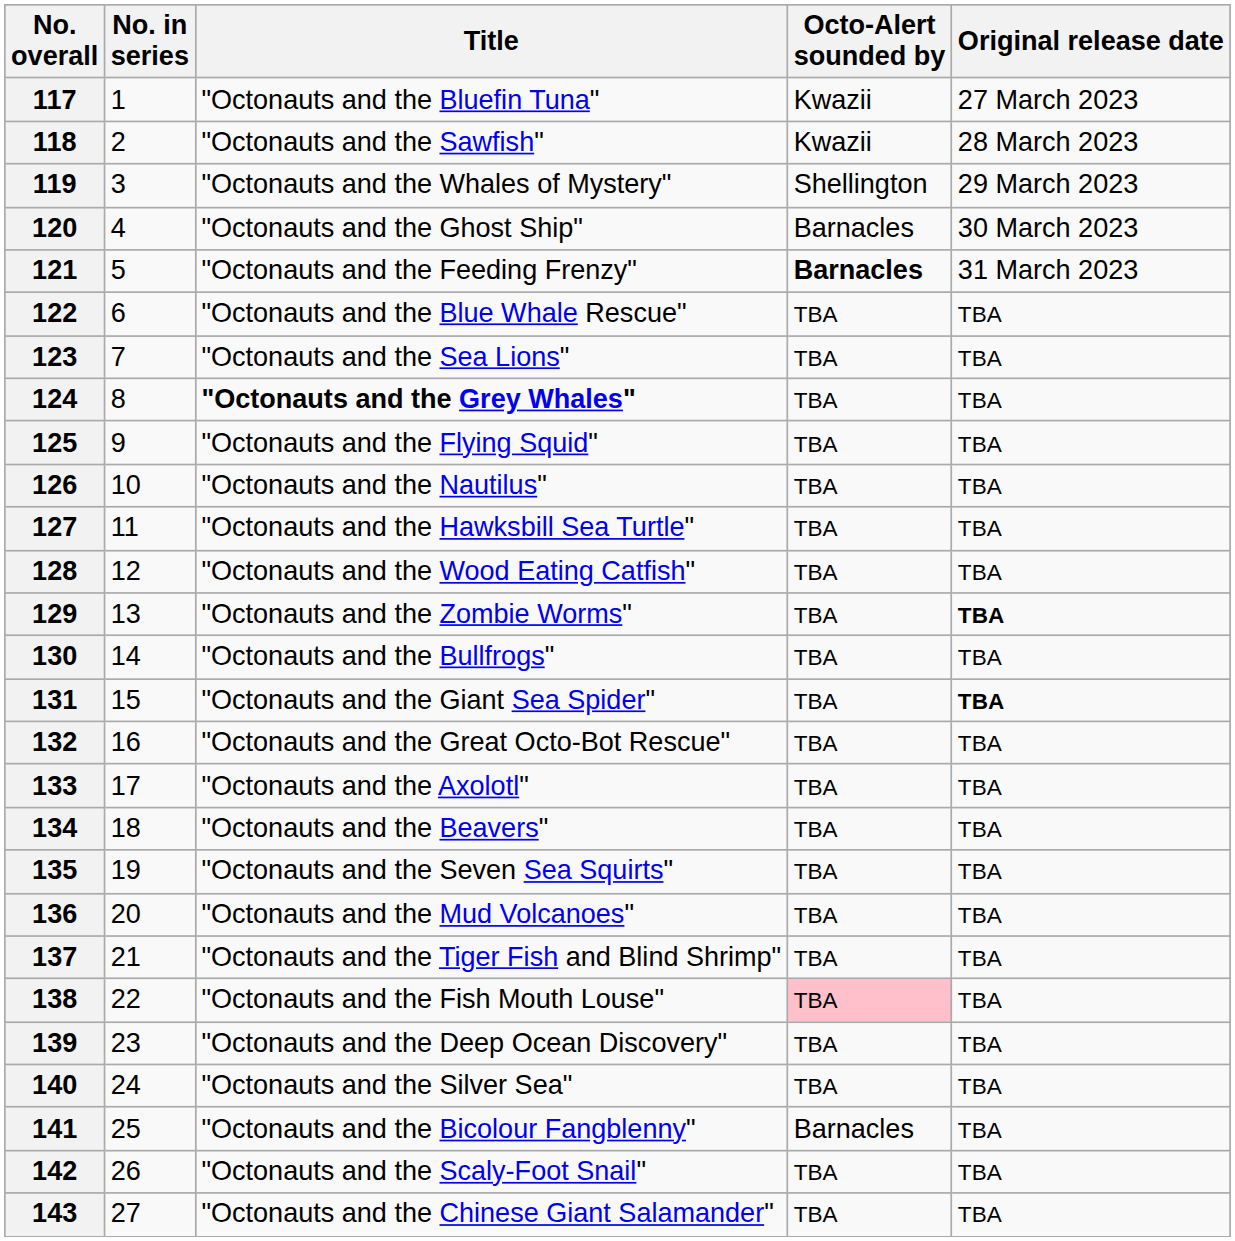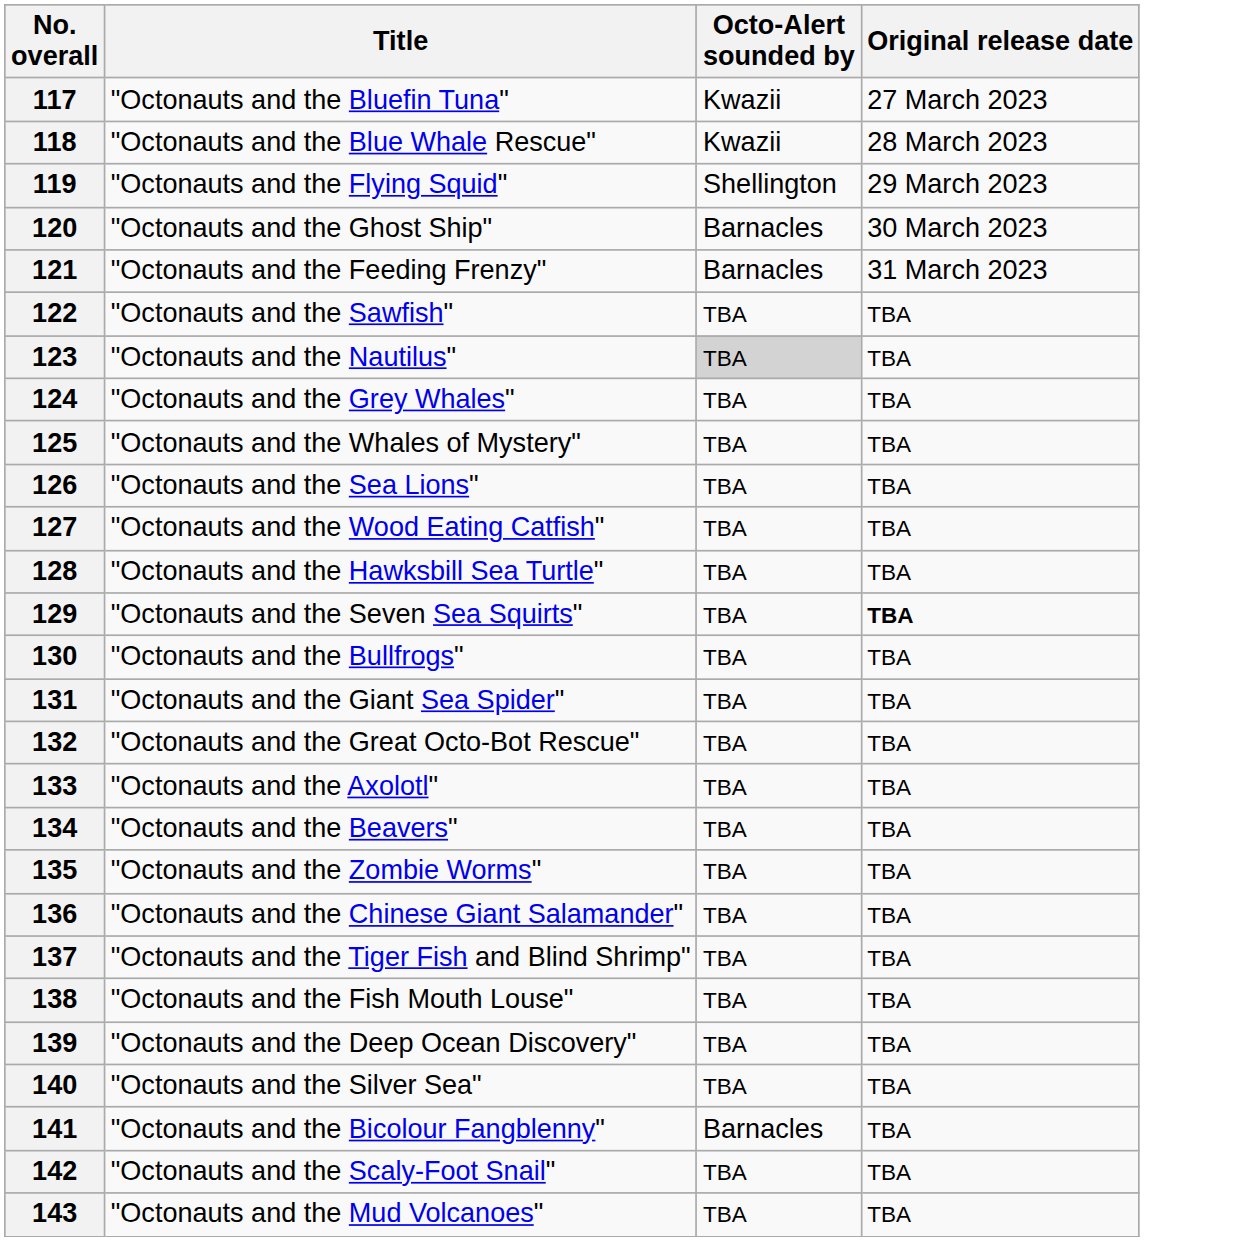- column: (150, 41)
(373, 142) "Octonauts and the Sawfish" -> (353, 142) "Octonauts and the Blue Whale Rescue"
(436, 185) "Octonauts and the Whales of Mystery" -> (309, 185) "Octonauts and the Flying Squid"
(858, 270) bold -> (763, 270) normal
(444, 313) "Octonauts and the Blue Whale Rescue" -> (282, 313) "Octonauts and the Sawfish"
(385, 356) "Octonauts and the Sea Lions" -> (283, 356) "Octonauts and the Nautilus"
(816, 358) no background -> (725, 358) lightgrey background
(419, 399) bold -> (313, 399) normal
(400, 442) "Octonauts and the Flying Squid" -> (346, 442) "Octonauts and the Whales of Mystery"
(374, 485) "Octonauts and the Nautilus" -> (295, 485) "Octonauts and the Sea Lions"
(448, 528) "Octonauts and the Hawksbill Sea Turtle" -> (358, 528) "Octonauts and the Wood Eating Catfish"
(448, 570) "Octonauts and the Wood Eating Catfish" -> (357, 570) "Octonauts and the Hawksbill Sea Turtle"
(417, 613) "Octonauts and the Zombie Worms" -> (347, 613) "Octonauts and the Seven Sea Squirts"
(981, 699) bold -> (889, 701) normal
(437, 871) "Octonauts and the Seven Sea Squirts" -> (326, 871) "Octonauts and the Zombie Worms"
(418, 914) "Octonauts and the Mud Volcanoes" -> (397, 914) "Octonauts and the Chinese Giant Salamander"
(816, 1001) pink background -> (725, 1001) no background
(488, 1214) "Octonauts and the Chinese Giant Salamander" -> (327, 1214) "Octonauts and the Mud Volcanoes"
